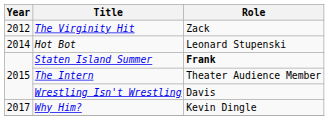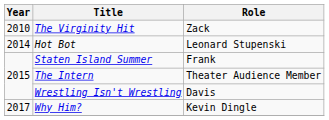(18, 28) 2012 -> (18, 28) 2010
(201, 60) bold -> (201, 60) normal
